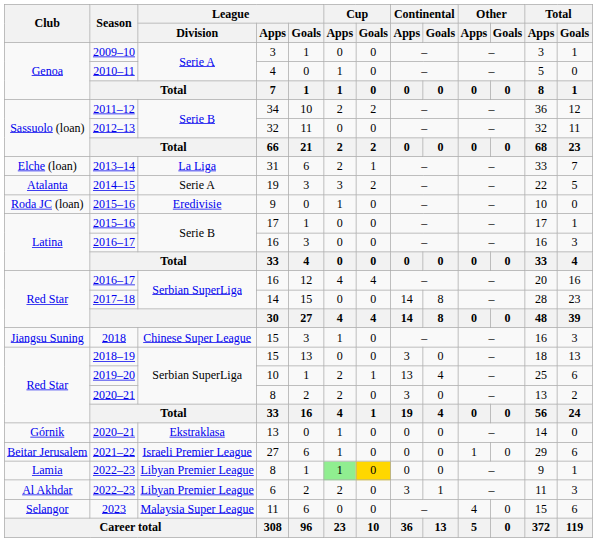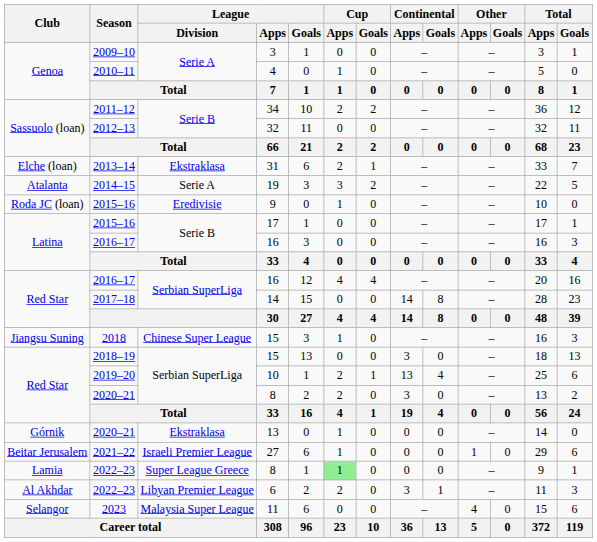(197, 166) La Liga -> (197, 166) Ekstraklasa
(197, 470) Libyan Premier League -> (197, 470) Super League Greece
(373, 470) gold background -> (373, 470) no background
